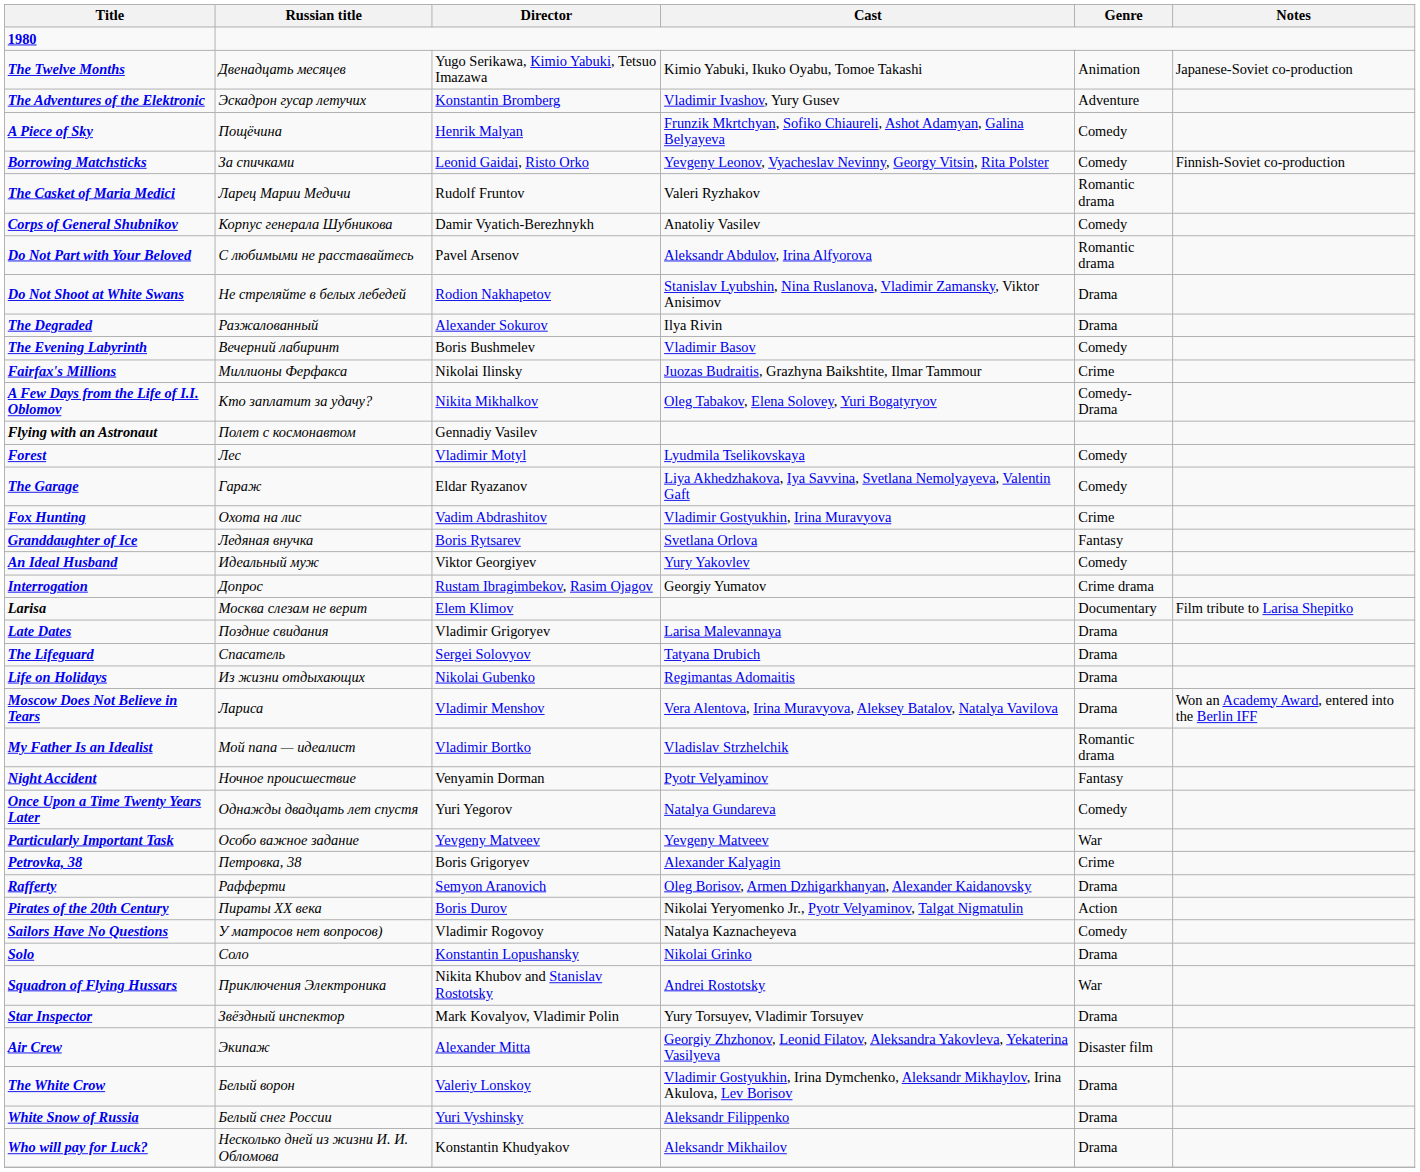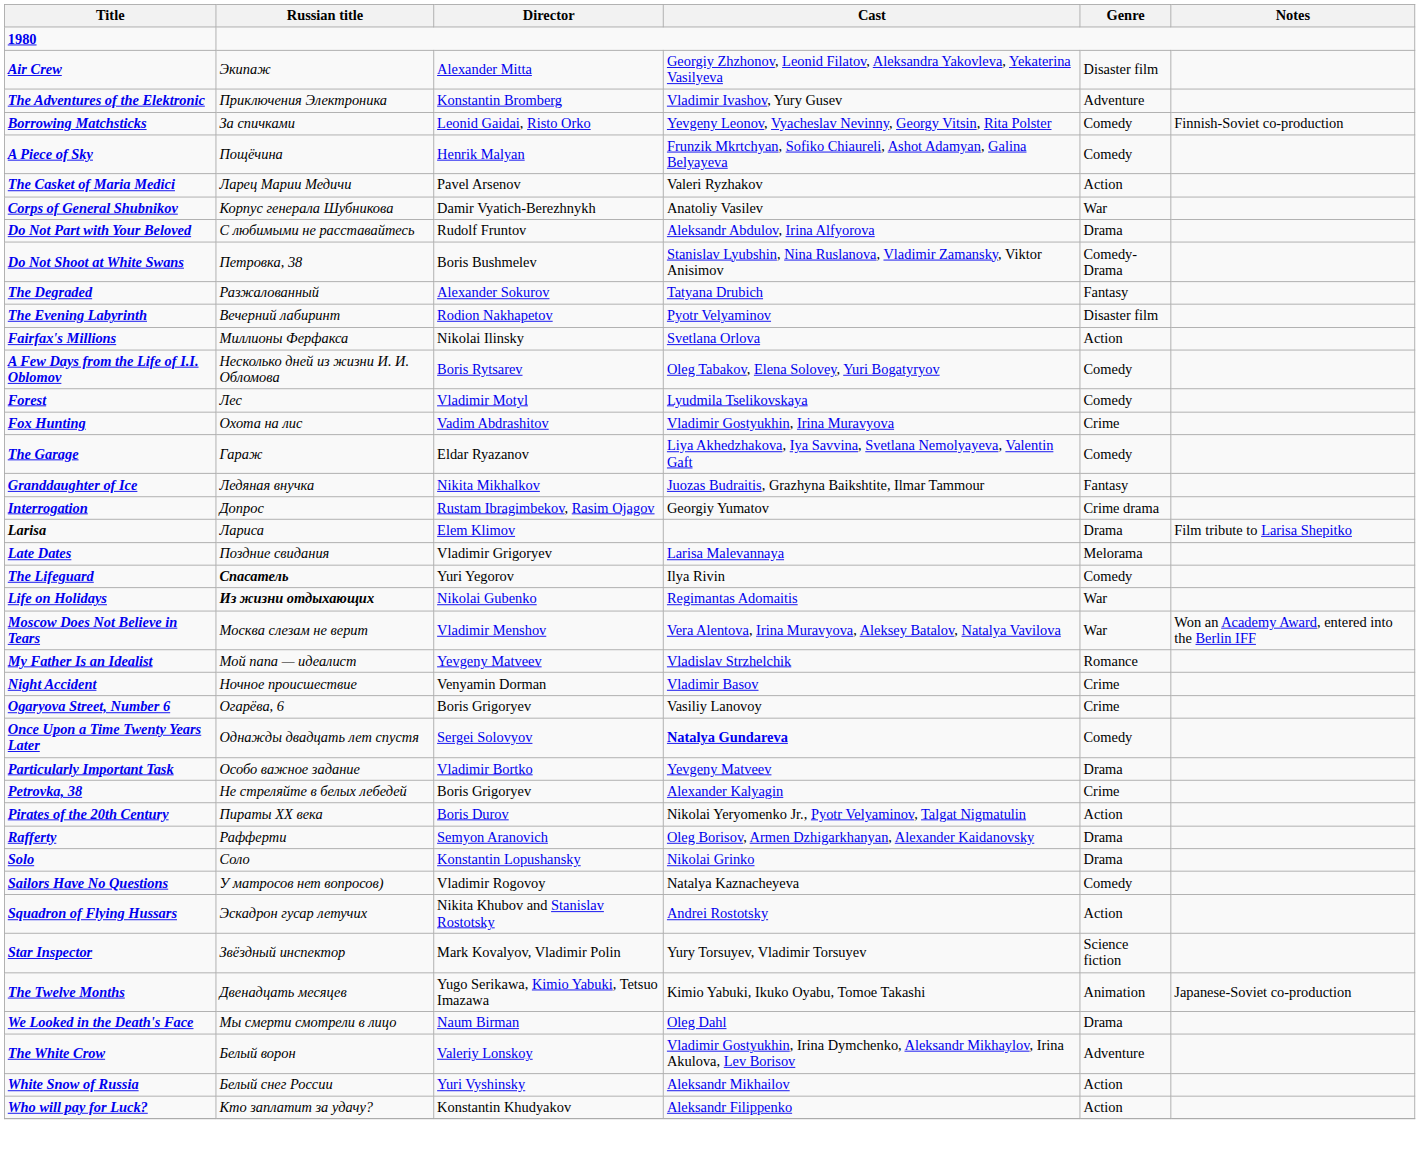rows swapped: (35, 1047) <-> (66, 69)
(292, 100) Эскадрон гусар летучих -> (303, 100) Приключения Электроника
rows swapped: (50, 131) <-> (77, 162)
(480, 193) Rudolf Fruntov -> (479, 185) Pavel Arsenov
(1106, 193) Romantic drama -> (1103, 185) Action
(1103, 224) Comedy -> (1095, 208) War
(477, 255) Pavel Arsenov -> (482, 231) Rudolf Fruntov
(1106, 255) Romantic drama -> (1103, 231) Drama
(312, 294) Не стреляйте в белых лебедей -> (261, 261) Петровка, 38
(493, 294) Rodion Nakhapetov -> (487, 261) Boris Bushmelev
(1098, 294) Drama -> (1110, 261) Comedy-Drama
(693, 325) Ilya Rivin -> (715, 292) Tatyana Drubich
(1098, 325) Drama -> (1106, 292) Fantasy
(485, 348) Boris Bushmelev -> (495, 315) Rodion Nakhapetov
(710, 348) Vladimir Basov -> (719, 315) Pyotr Velyaminov
(1103, 348) Comedy -> (1121, 315) Disaster film
(823, 370) Juozas Budraitis, Grazhyna Baikshtite, Ilmar Tammour -> (714, 338) Svetlana Orlova
(1096, 370) Crime -> (1103, 338) Action
(295, 401) Кто заплатит за удачу? -> (314, 369) Несколько дней из жизни И. И. Обломова
(487, 401) Nikita Mikhalkov -> (480, 369) Boris Rytsarev
(1105, 401) Comedy-Drama -> (1108, 369) Comedy
- row: (83, 432)
rows swapped: (47, 517) <-> (43, 486)
(478, 540) Boris Rytsarev -> (488, 485) Nikita Mikhalkov
(711, 540) Svetlana Orlova -> (826, 485) Juozas Budraitis, Grazhyna Baikshtite, Ilmar Tammour
- row: (63, 563)
(293, 608) Москва слезам не верит -> (242, 530) Лариса
(1117, 608) Documentary -> (1103, 530) Drama
(1098, 631) Drama -> (1113, 553) Melorama
(252, 654) normal -> (254, 576) bold
(483, 654) Sergei Solovyov -> (476, 576) Yuri Yegorov
(712, 654) Tatyana Drubich -> (696, 576) Ilya Rivin
(1098, 654) Drama -> (1108, 576) Comedy
(292, 677) normal -> (297, 599) bold
(1098, 677) Drama -> (1095, 599) War
(241, 708) Лариса -> (294, 630) Москва слезам не верит
(1098, 708) Drama -> (1095, 630) War
(483, 747) Vladimir Bortko -> (489, 661) Yevgeny Matveev
(1106, 747) Romantic drama -> (1111, 661) Romance
(716, 778) Pyotr Velyaminov -> (713, 684) Vladimir Basov
(1101, 778) Fantasy -> (1102, 684) Crime
+ row: (89, 706)
(474, 809) Yuri Yegorov -> (485, 737) Sergei Solovyov
(720, 809) normal -> (727, 737) bold
(488, 840) Yevgeny Matveev -> (485, 768) Vladimir Bortko
(1090, 840) War -> (1103, 768) Drama
(260, 863) Петровка, 38 -> (313, 791) Не стреляйте в белых лебедей
rows swapped: (88, 908) <-> (32, 885)
rows swapped: (88, 931) <-> (21, 954)
(302, 985) Приключения Электроника -> (293, 913) Эскадрон гусар летучих
(1090, 985) War -> (1103, 913) Action
(1098, 1016) Drama -> (1106, 952) Science fiction
+ row: (101, 1022)
(1098, 1086) Drama -> (1114, 1053) Adventure
(727, 1117) Aleksandr Filippenko -> (728, 1084) Aleksandr Mikhailov
(1098, 1117) Drama -> (1103, 1084) Action
(313, 1148) Несколько дней из жизни И. И. Обломова -> (296, 1107) Кто заплатит за удачу?
(725, 1148) Aleksandr Mikhailov -> (730, 1107) Aleksandr Filippenko
(1098, 1148) Drama -> (1103, 1107) Action
